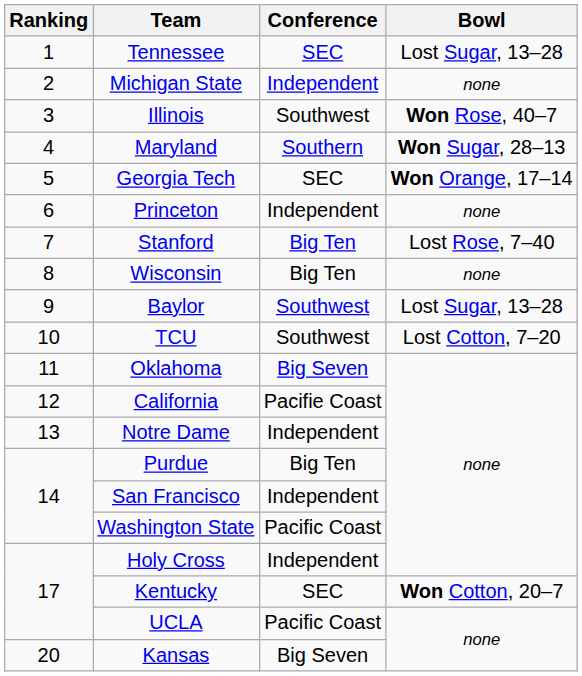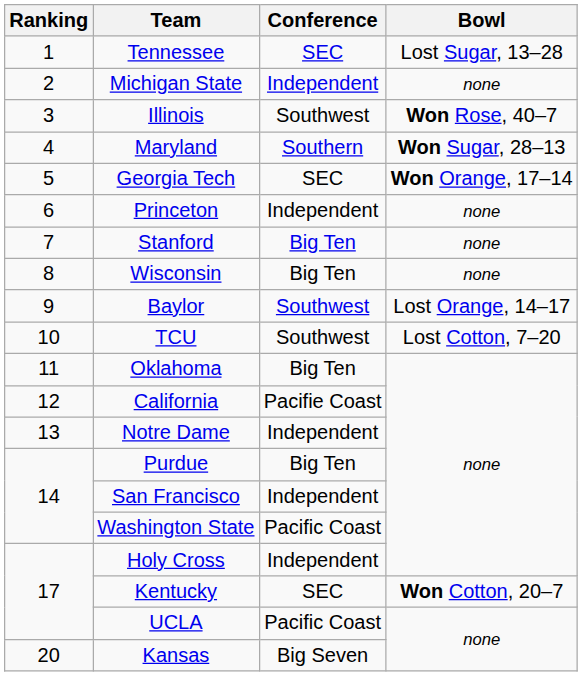(482, 242) Lost Rose, 7–40 -> (482, 243) none
(482, 305) Lost Sugar, 13–28 -> (482, 305) Lost Orange, 14–17
(323, 369) Big Seven -> (323, 369) Big Ten
